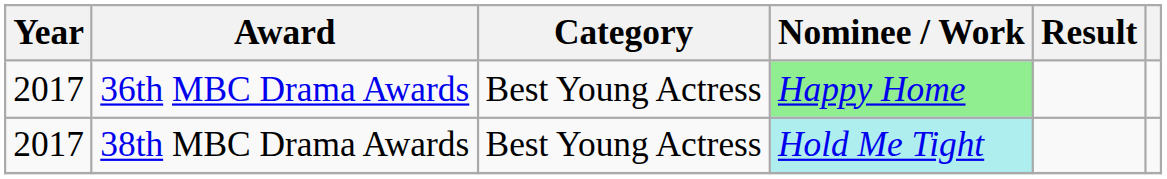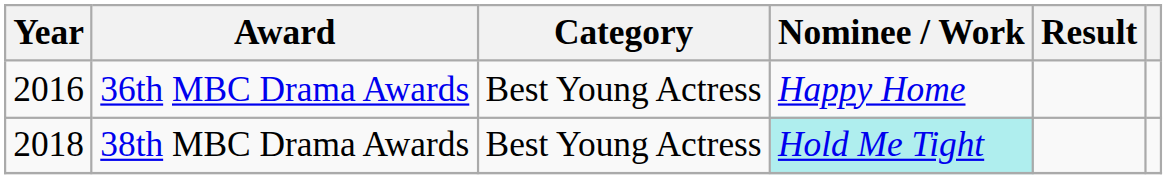(49, 88) 2017 -> (49, 88) 2016
(872, 88) lightgreen background -> (872, 88) no background
(49, 144) 2017 -> (49, 144) 2018
